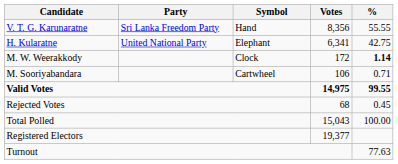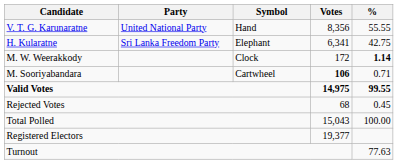(170, 27) Sri Lanka Freedom Party -> (164, 27) United National Party
(164, 43) United National Party -> (170, 43) Sri Lanka Freedom Party
(342, 74) normal -> (342, 74) bold
